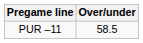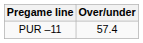(107, 30) 58.5 -> (107, 30) 57.4
